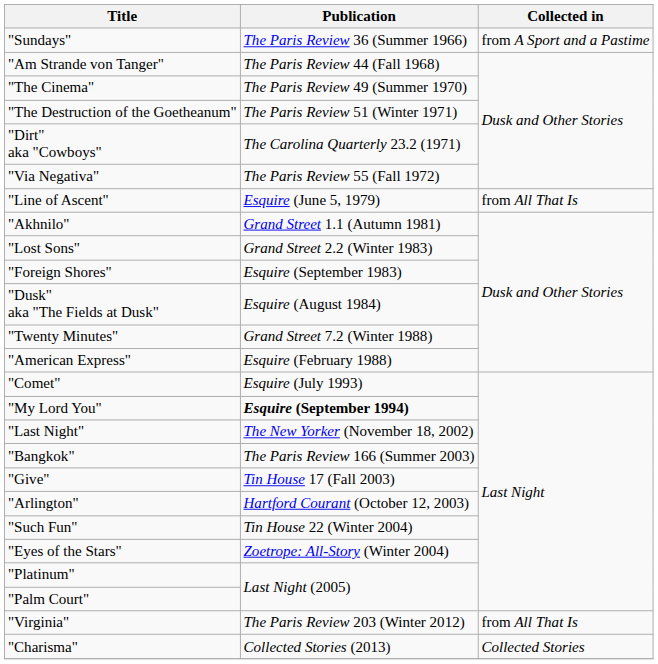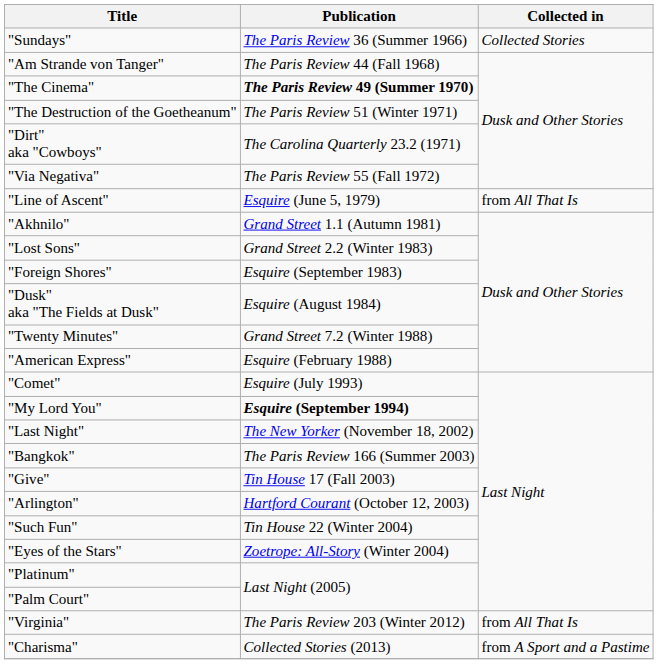(565, 40) from A Sport and a Pastime -> (533, 40) Collected Stories
(355, 87) normal -> (358, 87) bold
(533, 646) Collected Stories -> (565, 646) from A Sport and a Pastime
